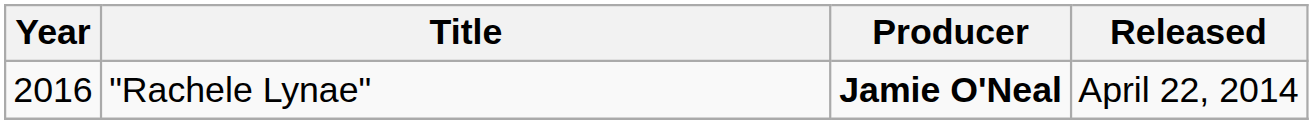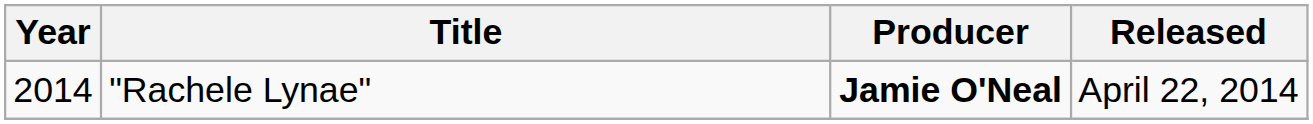(53, 89) 2016 -> (53, 89) 2014
